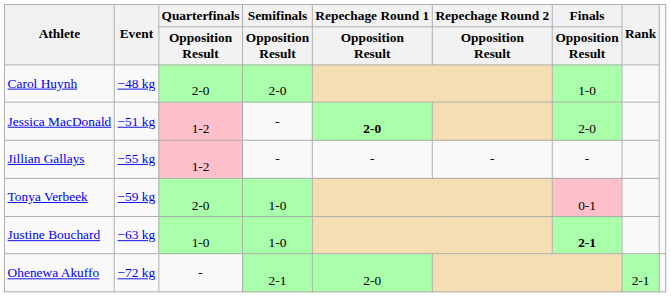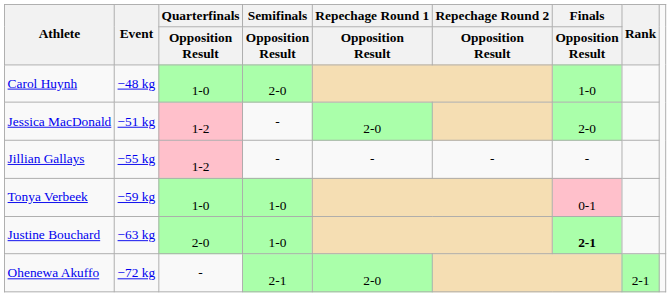(201, 91) 2-0 -> (201, 91) 1-0
(372, 129) bold -> (372, 129) normal
(201, 205) 2-0 -> (201, 205) 1-0
(201, 243) 1-0 -> (201, 243) 2-0
